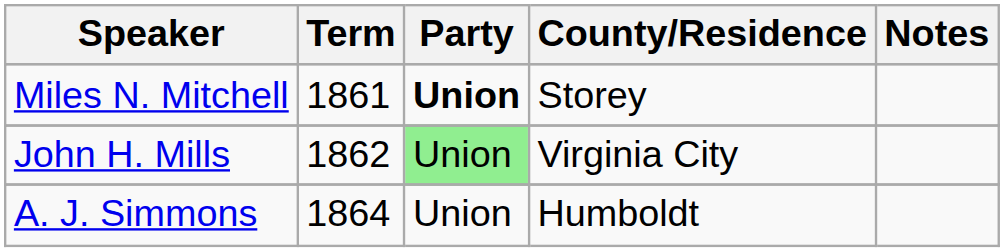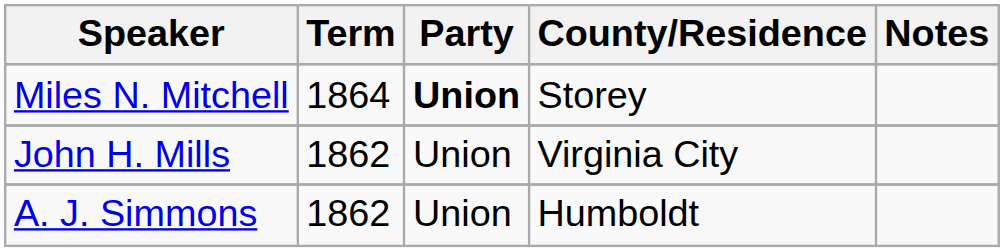(348, 94) 1861 -> (348, 94) 1864
(462, 154) lightgreen background -> (462, 154) no background
(348, 214) 1864 -> (348, 214) 1862
